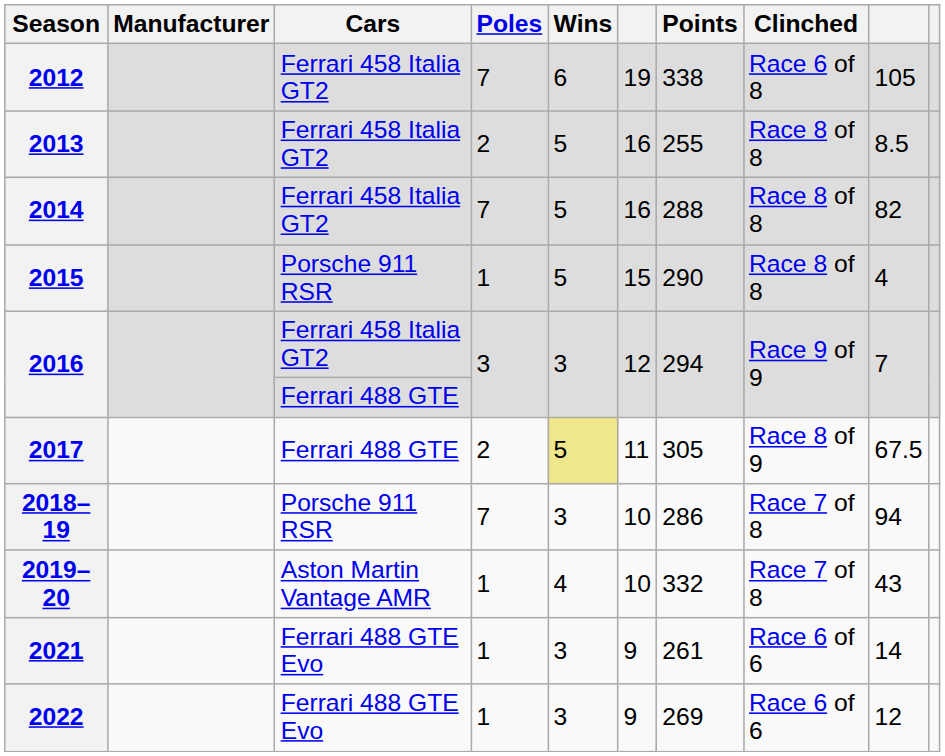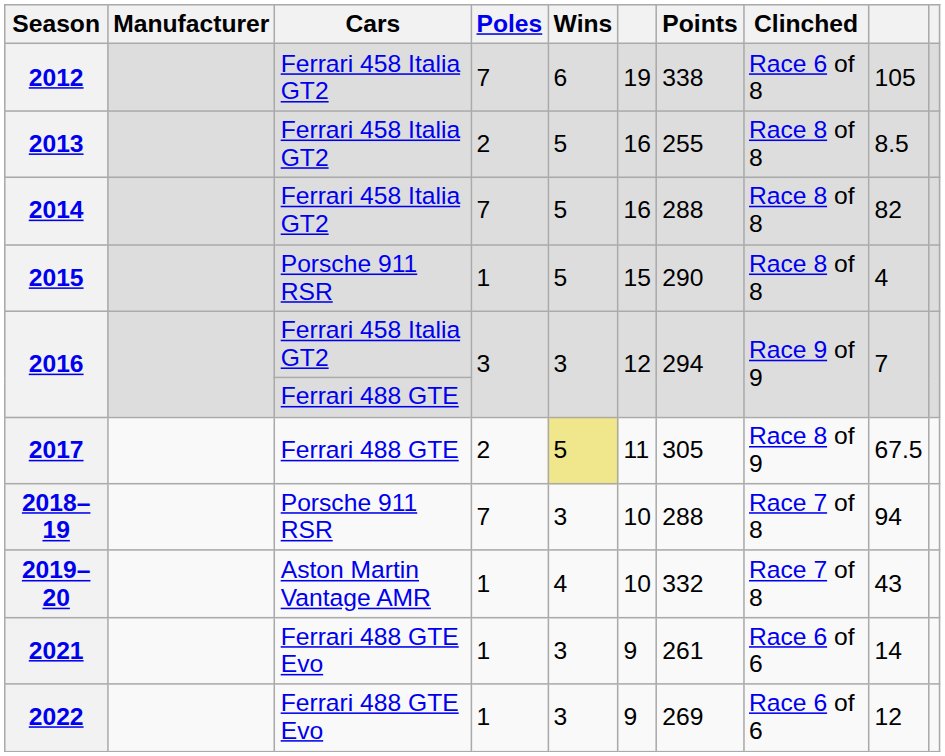(683, 516) 286 -> (683, 516) 288
